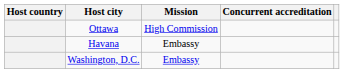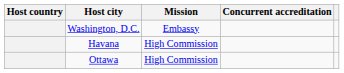rows swapped: (104, 28) <-> (104, 60)
(181, 44) Embassy -> (181, 44) High Commission
